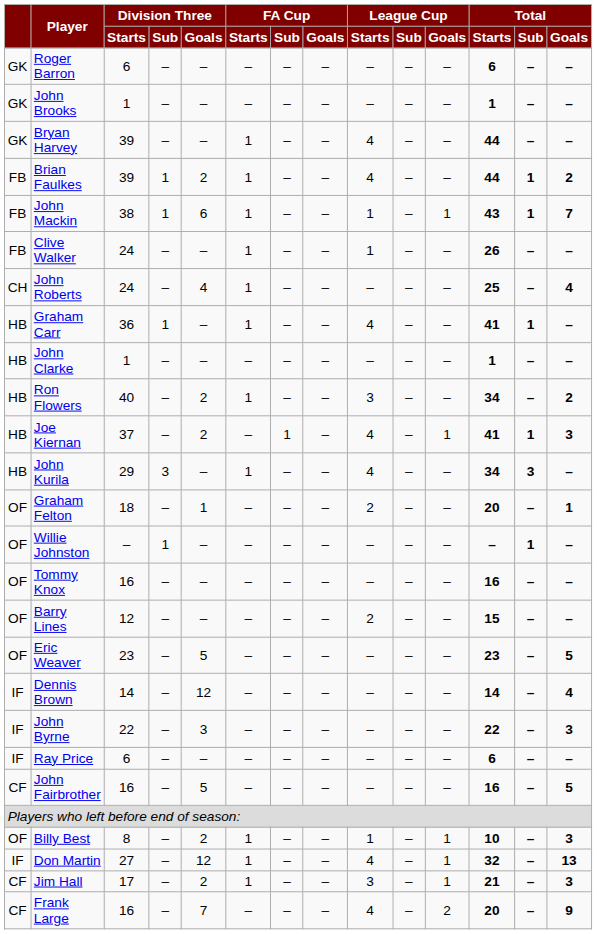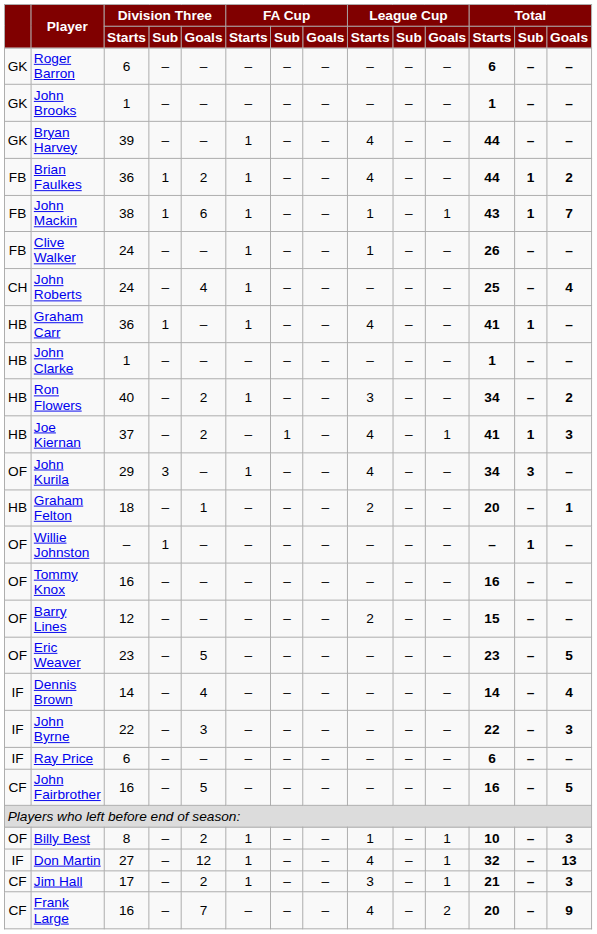(126, 177) 39 -> (126, 177) 36
(18, 471) HB -> (18, 471) OF
(18, 508) OF -> (18, 508) HB
(204, 692) 12 -> (204, 692) 4
